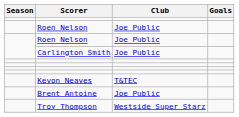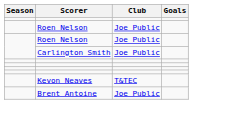- row: (67, 105)
